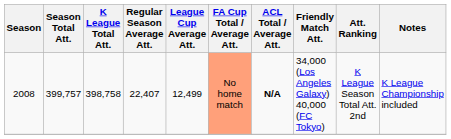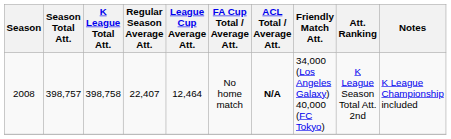(63, 93) 399,757 -> (63, 93) 398,757
(187, 93) 12,499 -> (187, 93) 12,464
(230, 93) lightsalmon background -> (230, 93) no background
